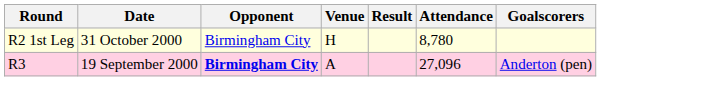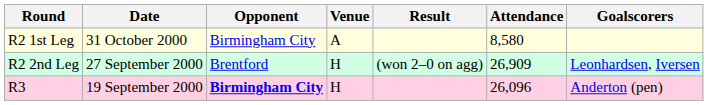(330, 40) H -> (335, 40) A
(436, 40) 8,780 -> (507, 40) 8,580
+ row: (43, 64)
(330, 64) A -> (335, 87) H
(440, 64) 27,096 -> (511, 87) 26,096
